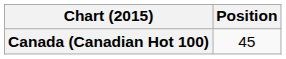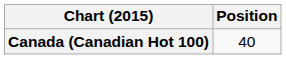(247, 41) 45 -> (247, 41) 40
